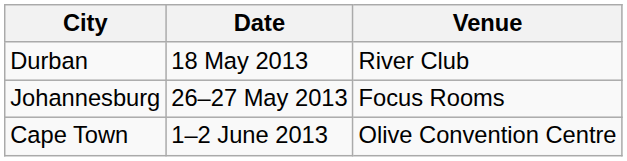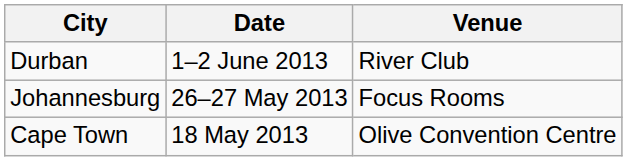(240, 60) 18 May 2013 -> (250, 60) 1–2 June 2013
(250, 135) 1–2 June 2013 -> (240, 135) 18 May 2013
